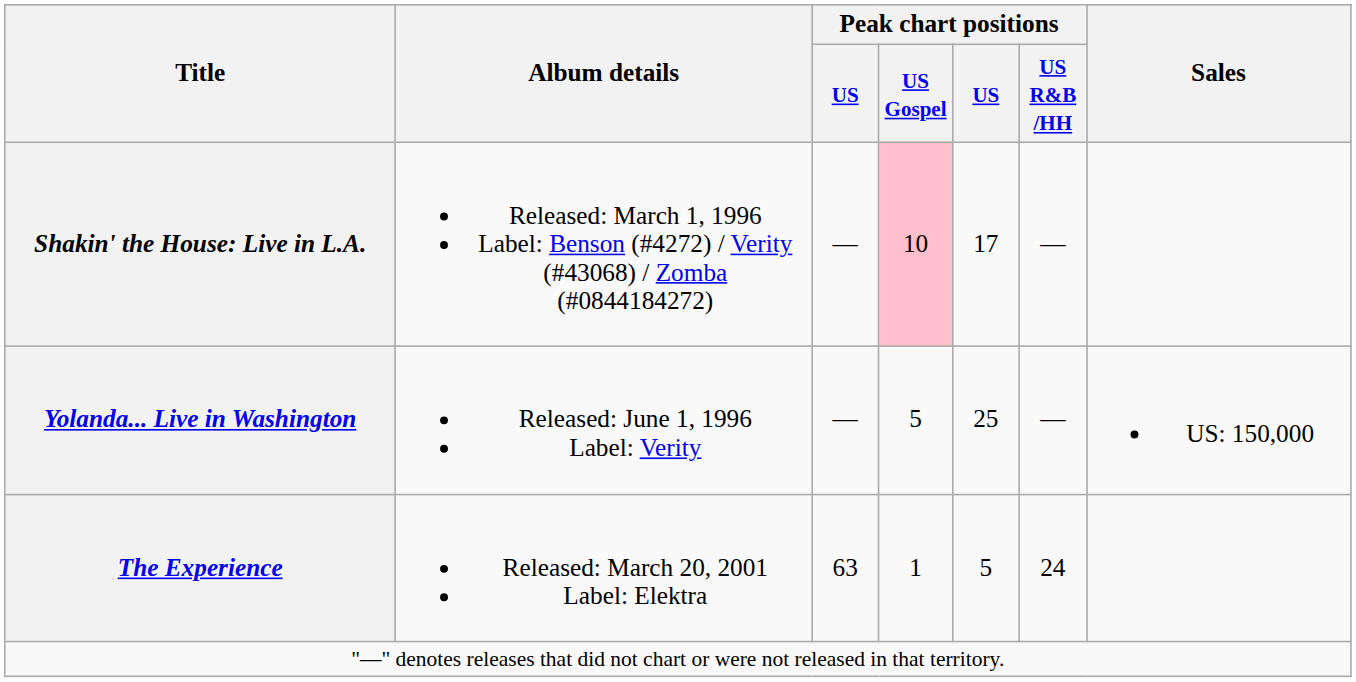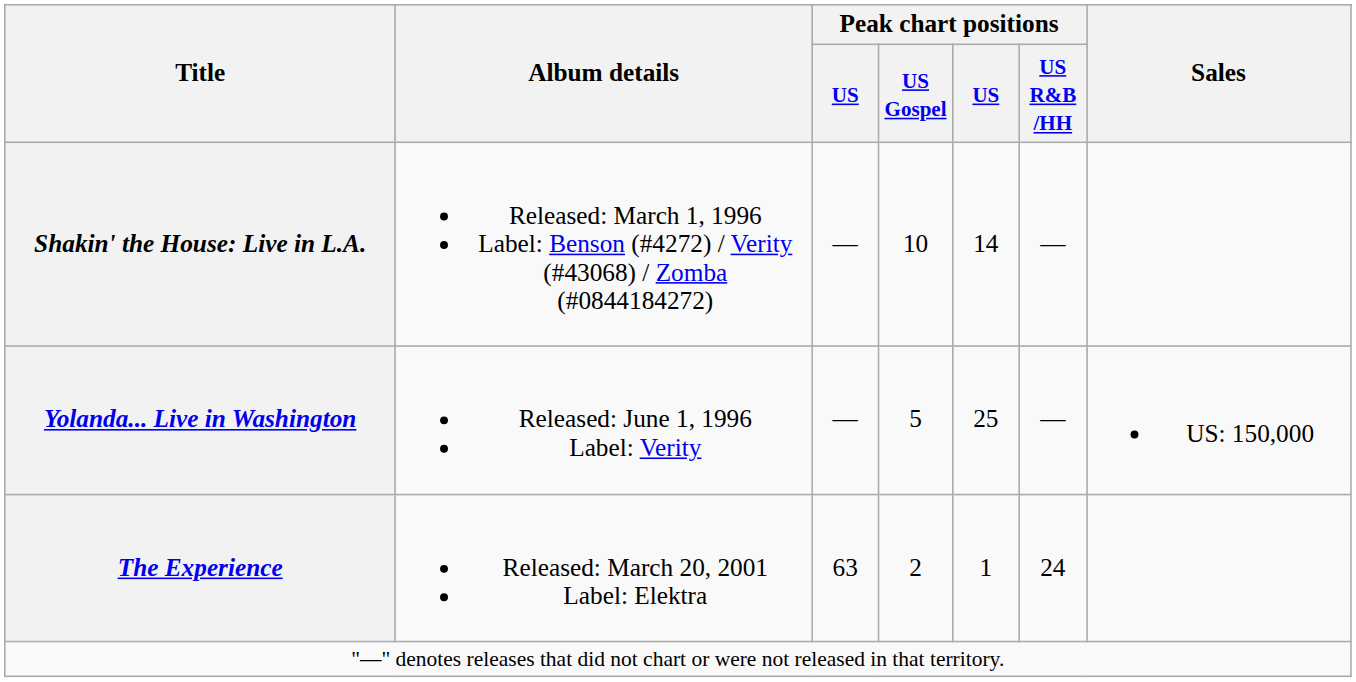(916, 243) pink background -> (916, 243) no background
(986, 243) 17 -> (986, 243) 14
(916, 567) 1 -> (916, 567) 2
(986, 567) 5 -> (986, 567) 1
